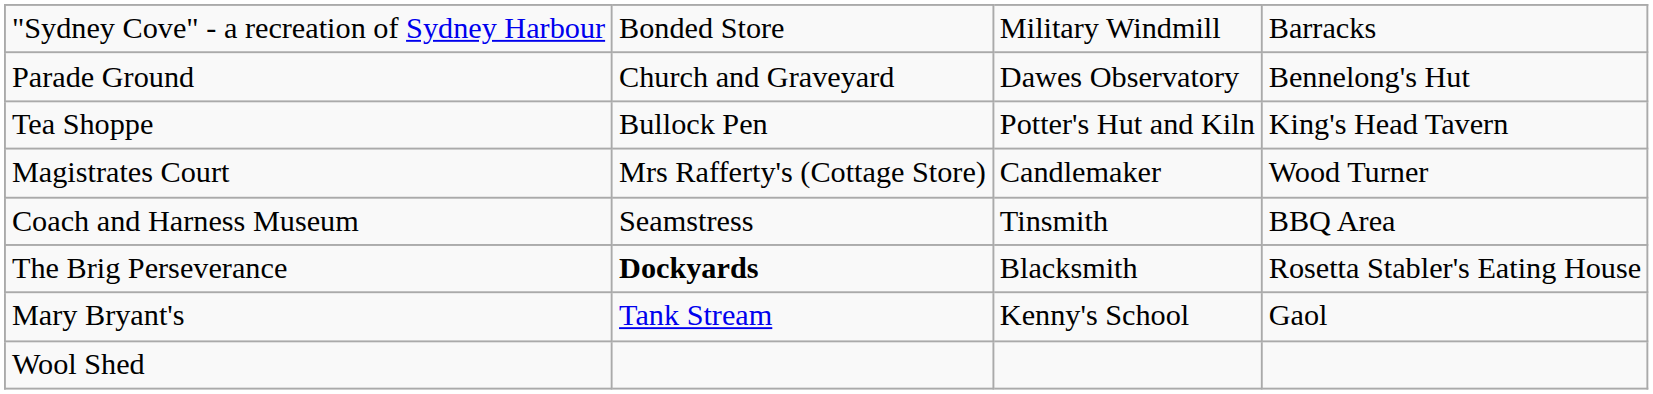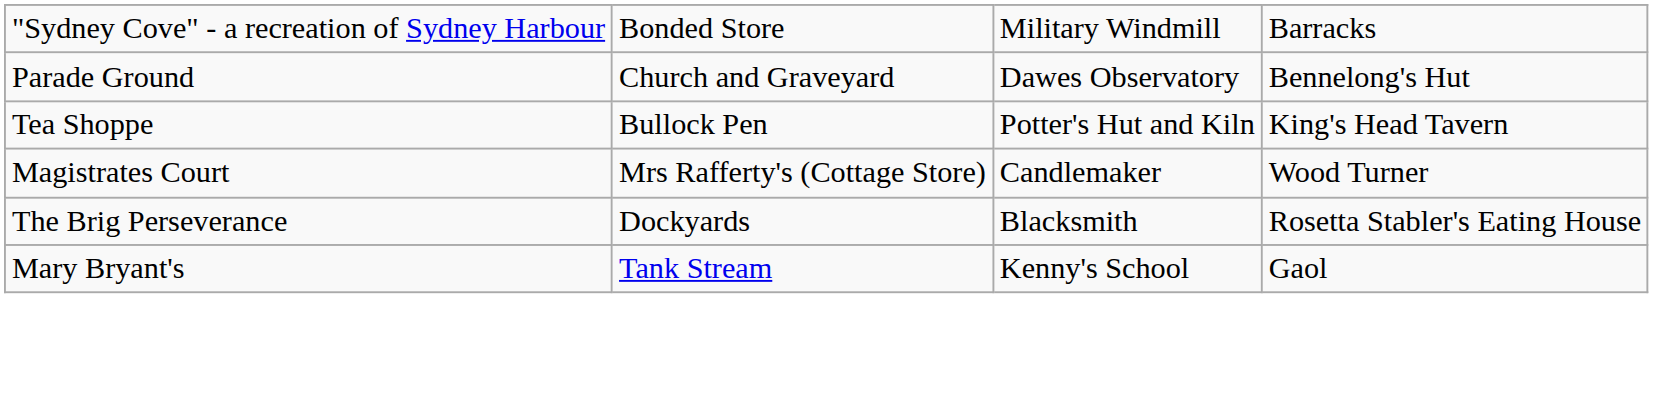- row: (185, 220)
(689, 268) bold -> (685, 220) normal
- row: (78, 364)
